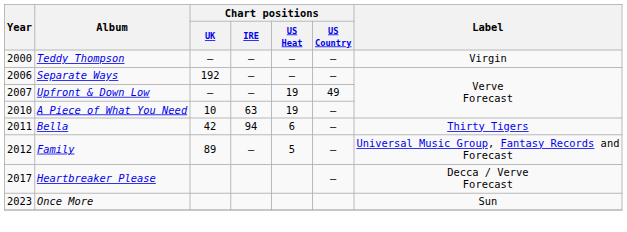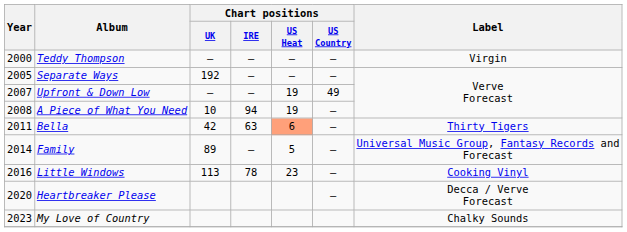(19, 76) 2006 -> (19, 76) 2005
(19, 110) 2010 -> (19, 110) 2008
(251, 110) 63 -> (251, 110) 94
(251, 127) 94 -> (251, 127) 63
(292, 127) no background -> (292, 127) lightsalmon background
(19, 150) 2012 -> (19, 150) 2014
+ row: (81, 172)
(19, 178) 2017 -> (19, 195) 2020
+ row: (93, 218)
- row: (65, 201)
